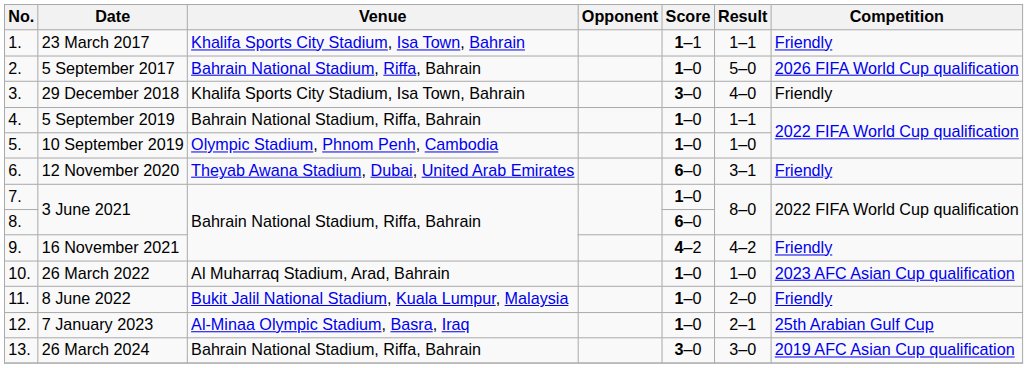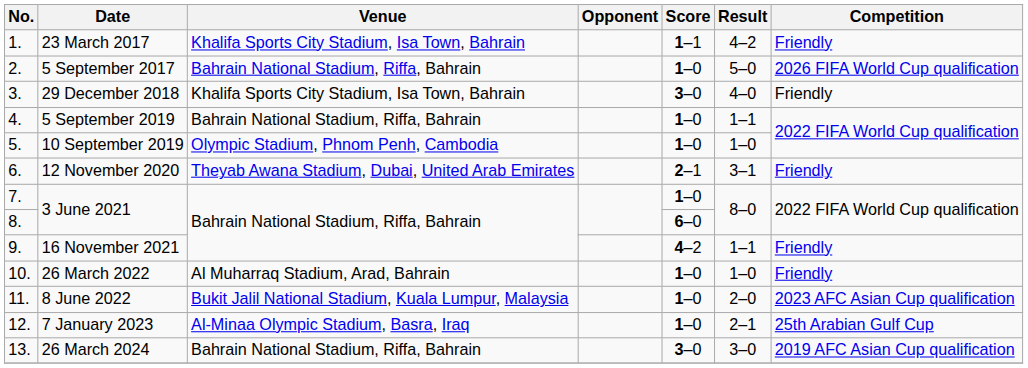(743, 42) 1–1 -> (743, 42) 4–2
(688, 171) 6–0 -> (688, 171) 2–1
(743, 247) 4–2 -> (743, 247) 1–1
(895, 273) 2023 AFC Asian Cup qualification -> (804, 273) Friendly
(804, 299) Friendly -> (895, 299) 2023 AFC Asian Cup qualification
